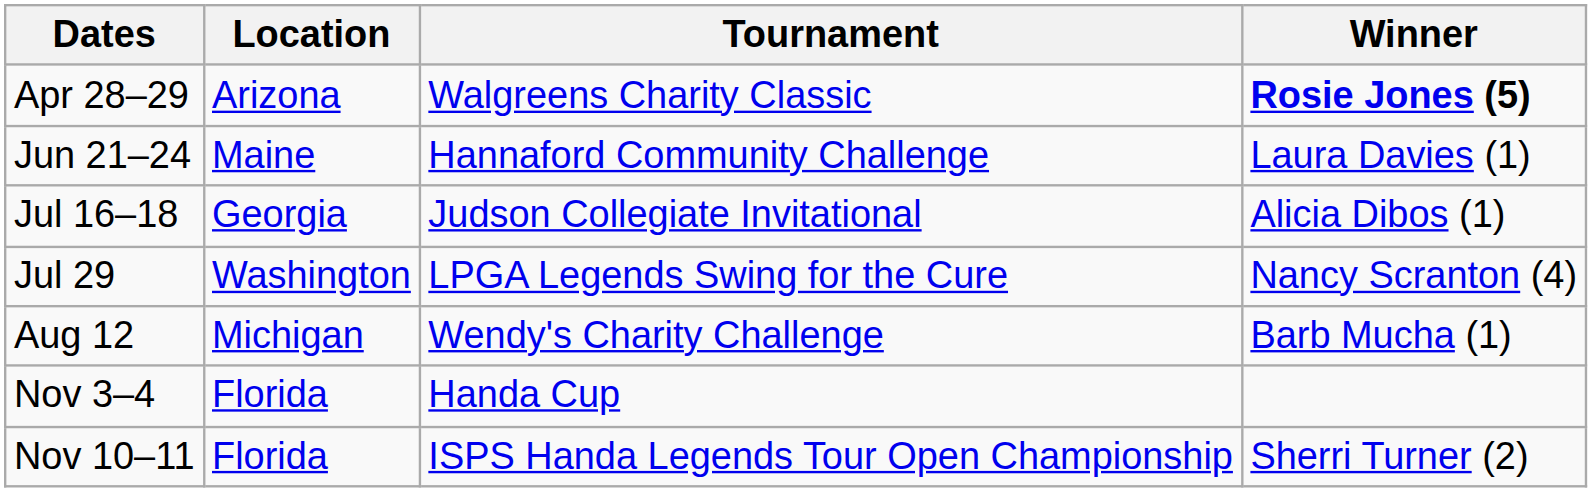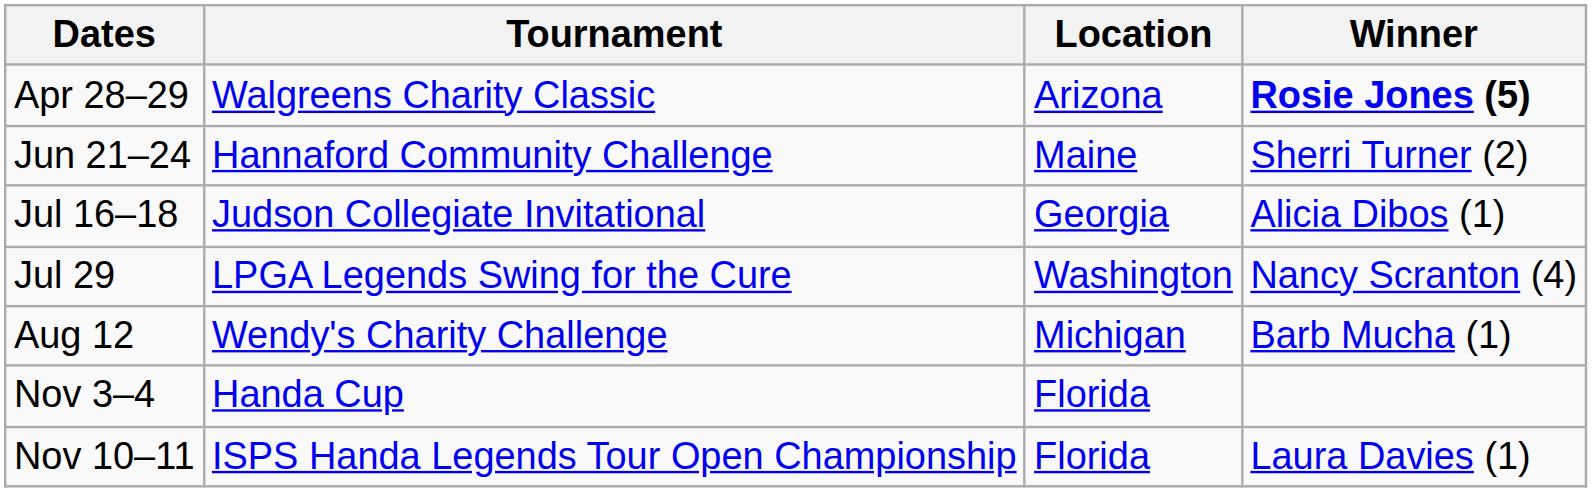columns swapped: (831, 34) <-> (311, 34)
(1391, 154) Laura Davies (1) -> (1389, 154) Sherri Turner (2)
(1389, 455) Sherri Turner (2) -> (1391, 455) Laura Davies (1)
